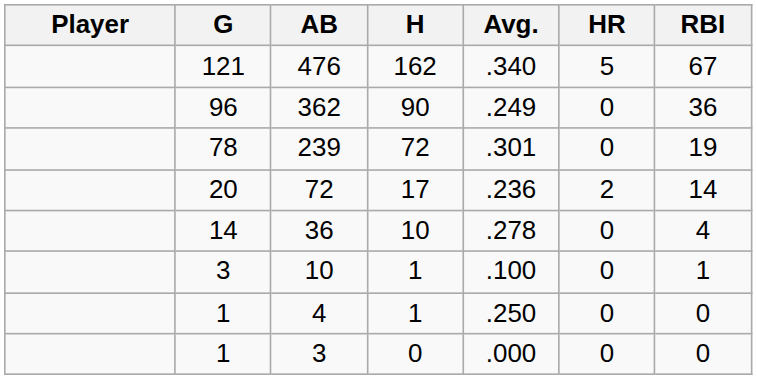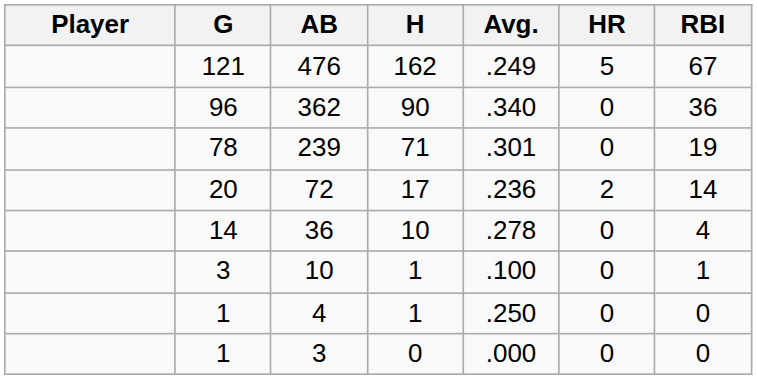(511, 66) .340 -> (511, 66) .249
(511, 107) .249 -> (511, 107) .340
(415, 148) 72 -> (415, 148) 71
